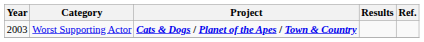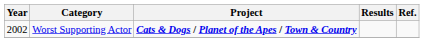(17, 29) 2003 -> (17, 29) 2002
